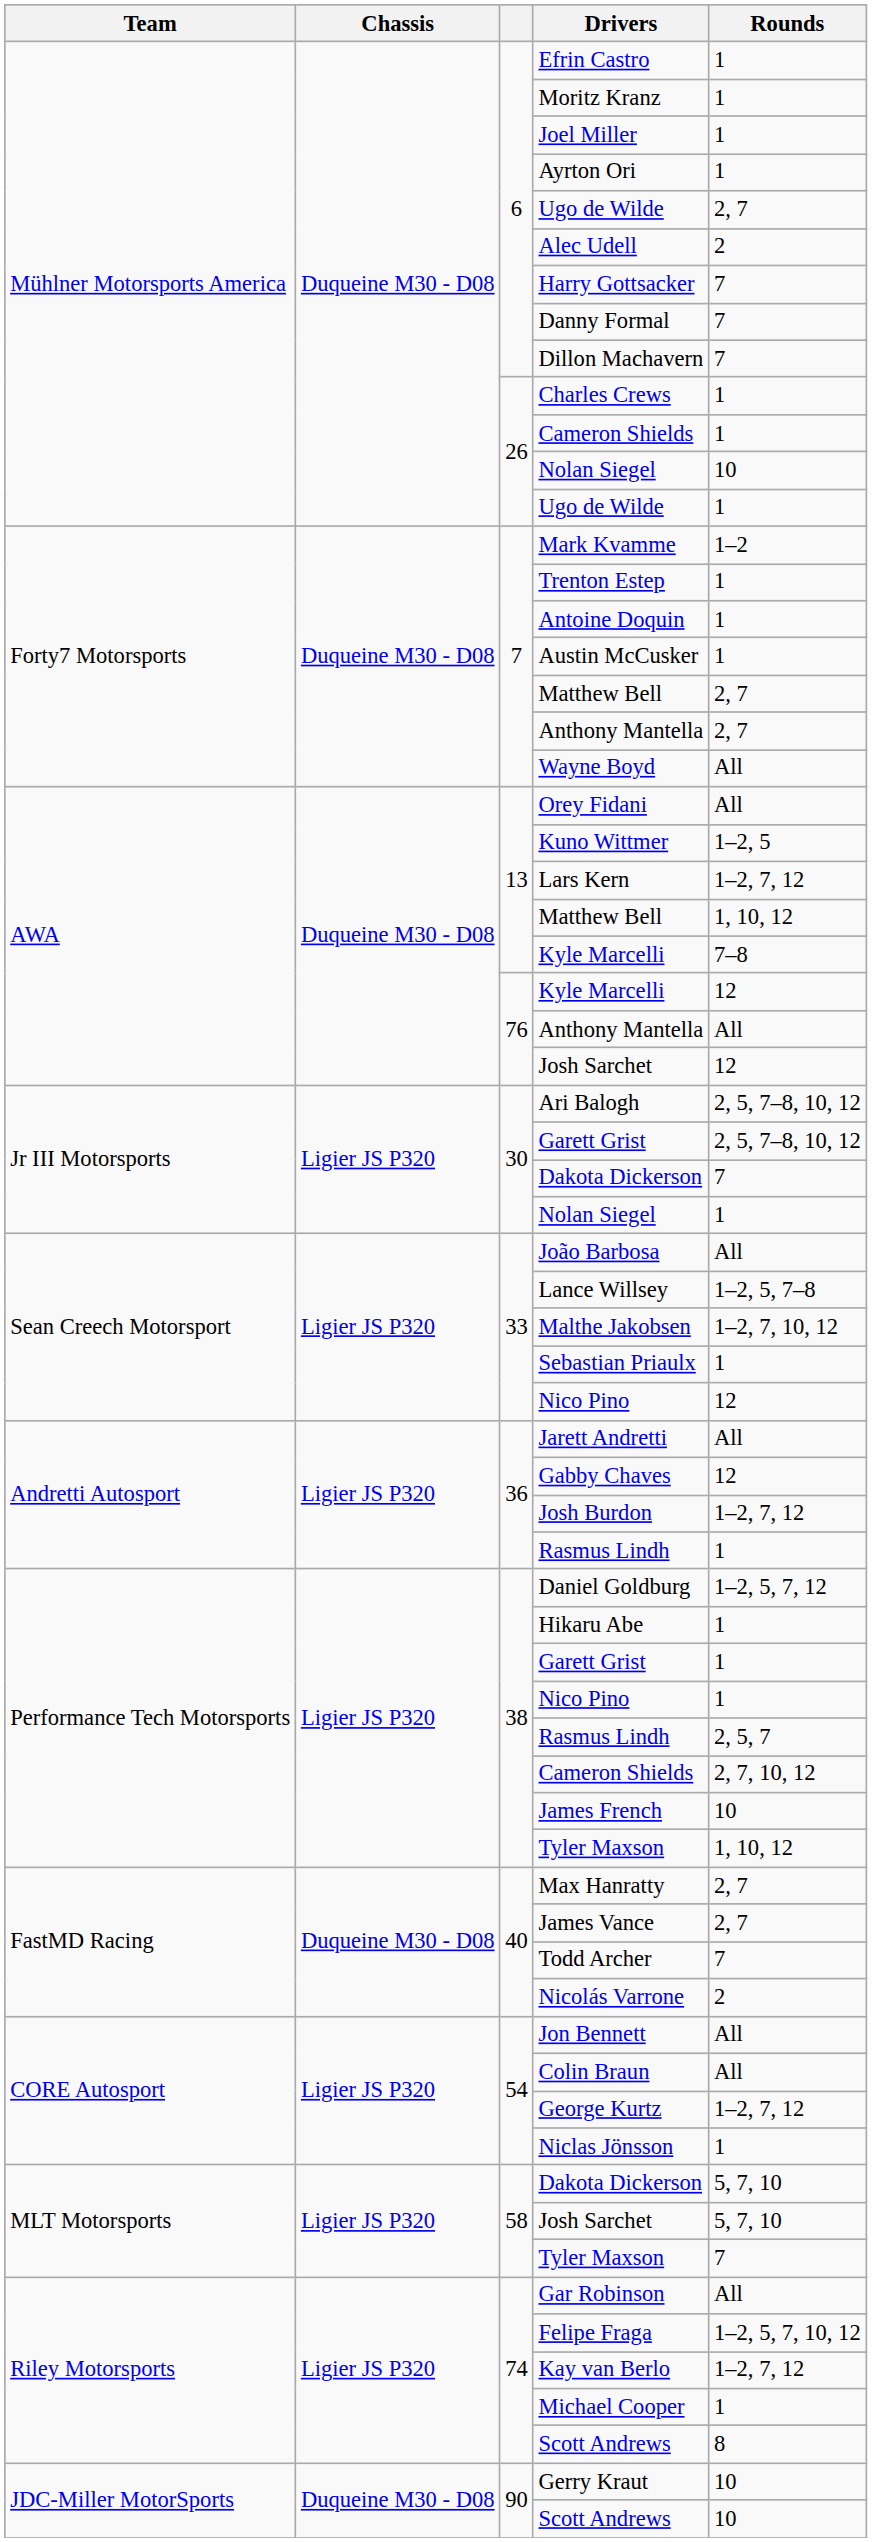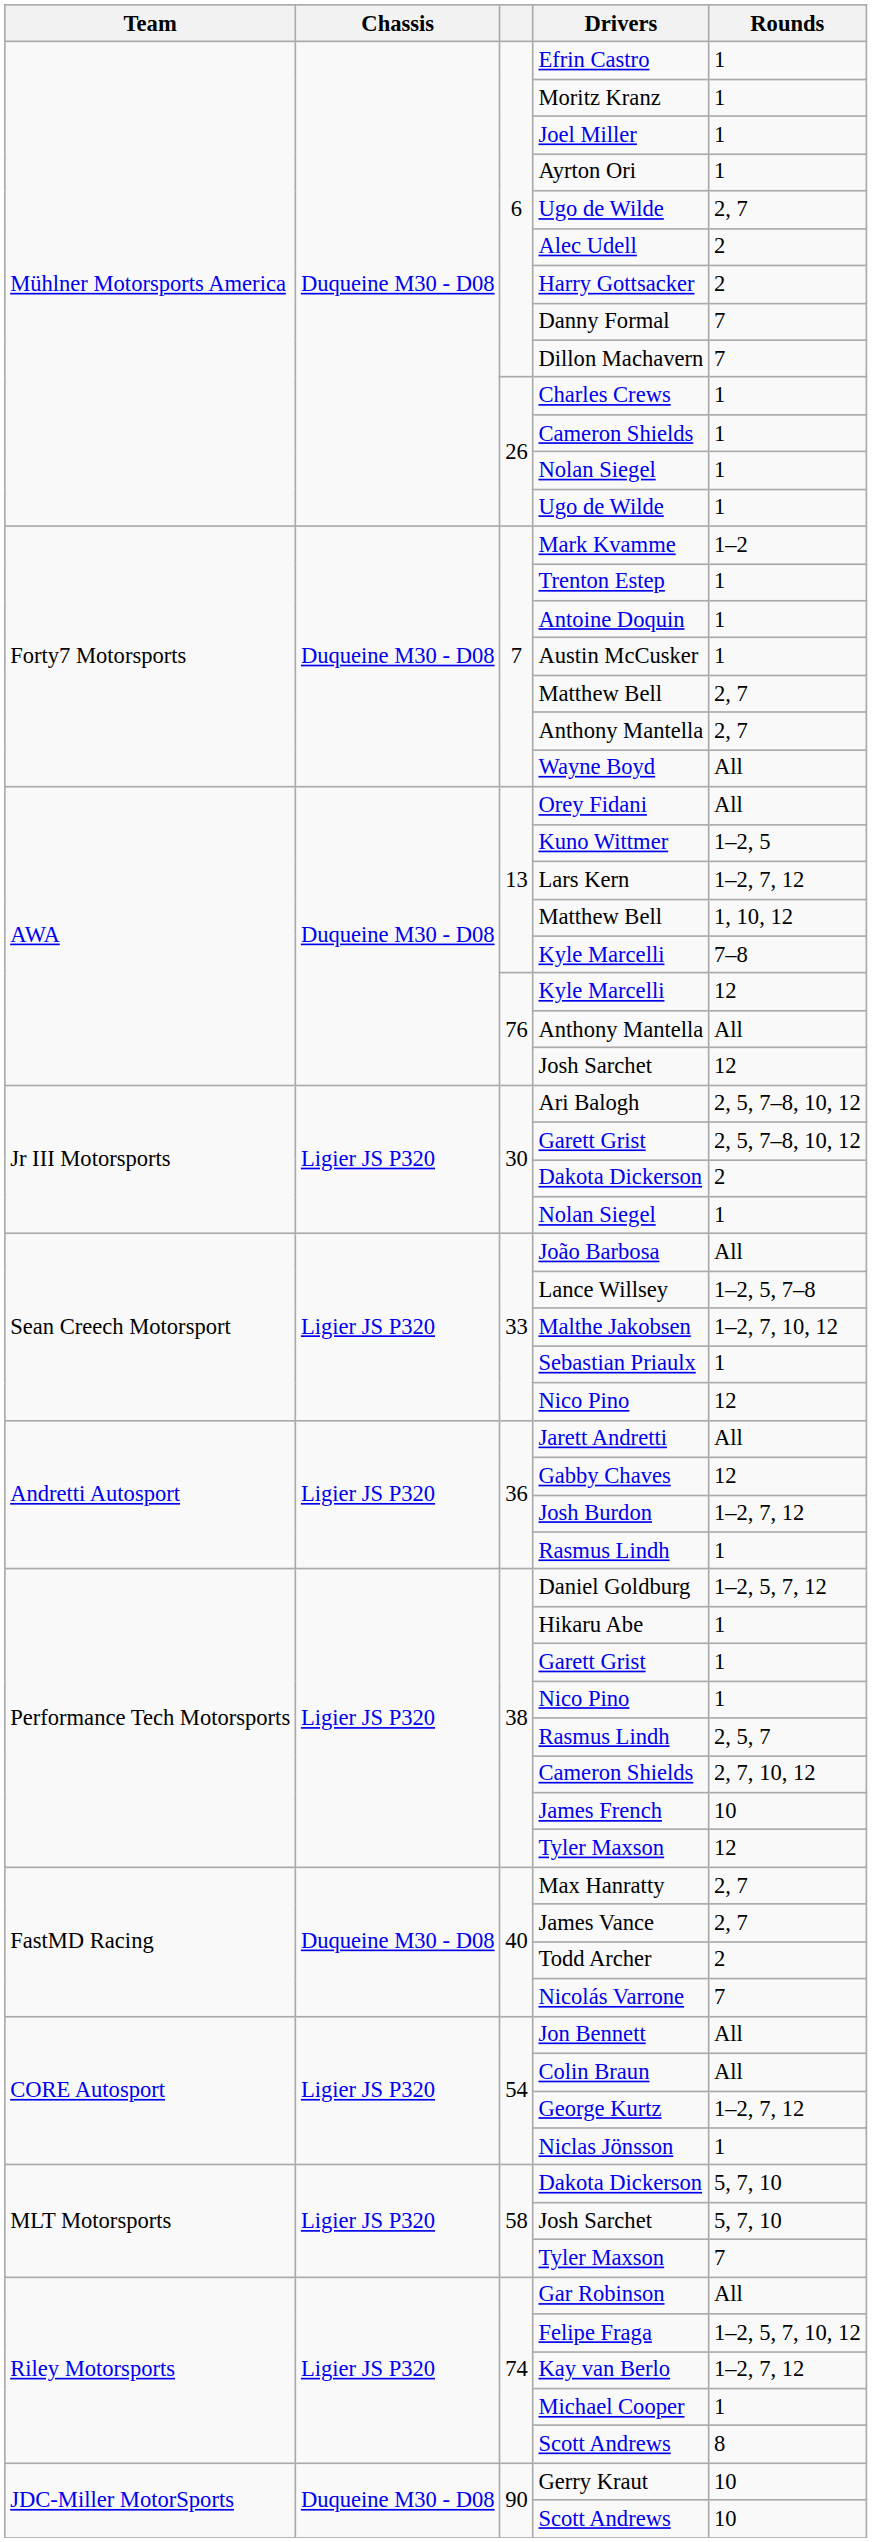(720, 283) 7 -> (720, 283) 2
(725, 469) 10 -> (720, 469) 1
(720, 1177) 7 -> (720, 1177) 2
(754, 1847) 1, 10, 12 -> (725, 1847) 12
(720, 1959) 7 -> (720, 1959) 2
(720, 1996) 2 -> (720, 1996) 7
